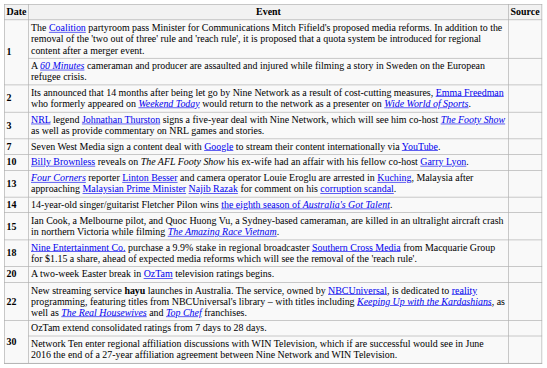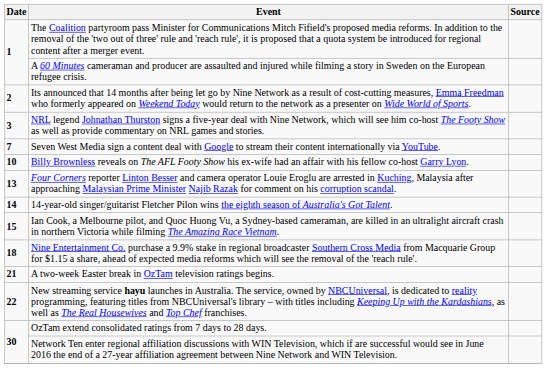(12, 274) 20 -> (12, 274) 21
